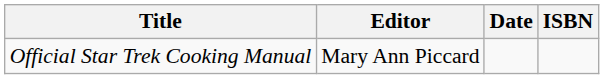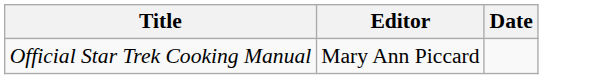- column: (568, 21)
